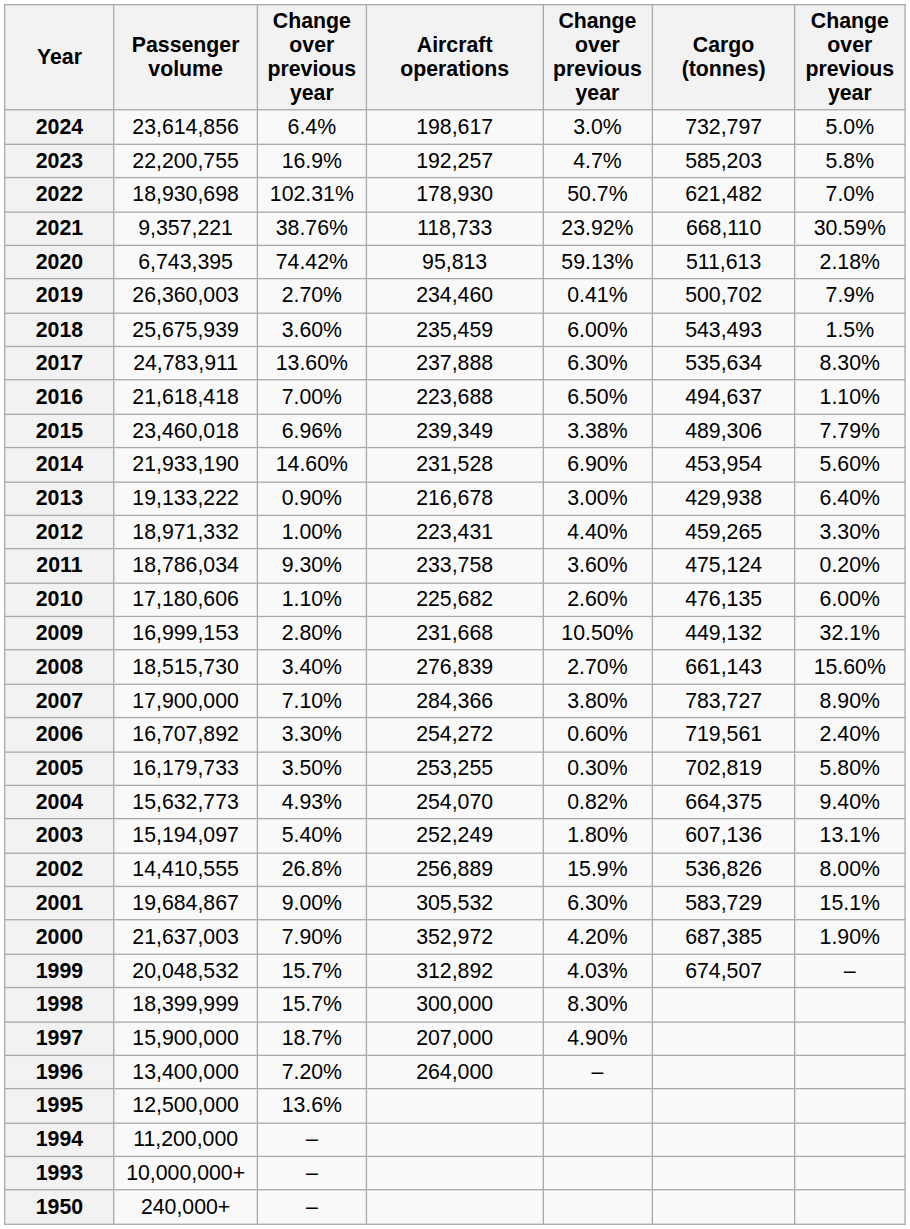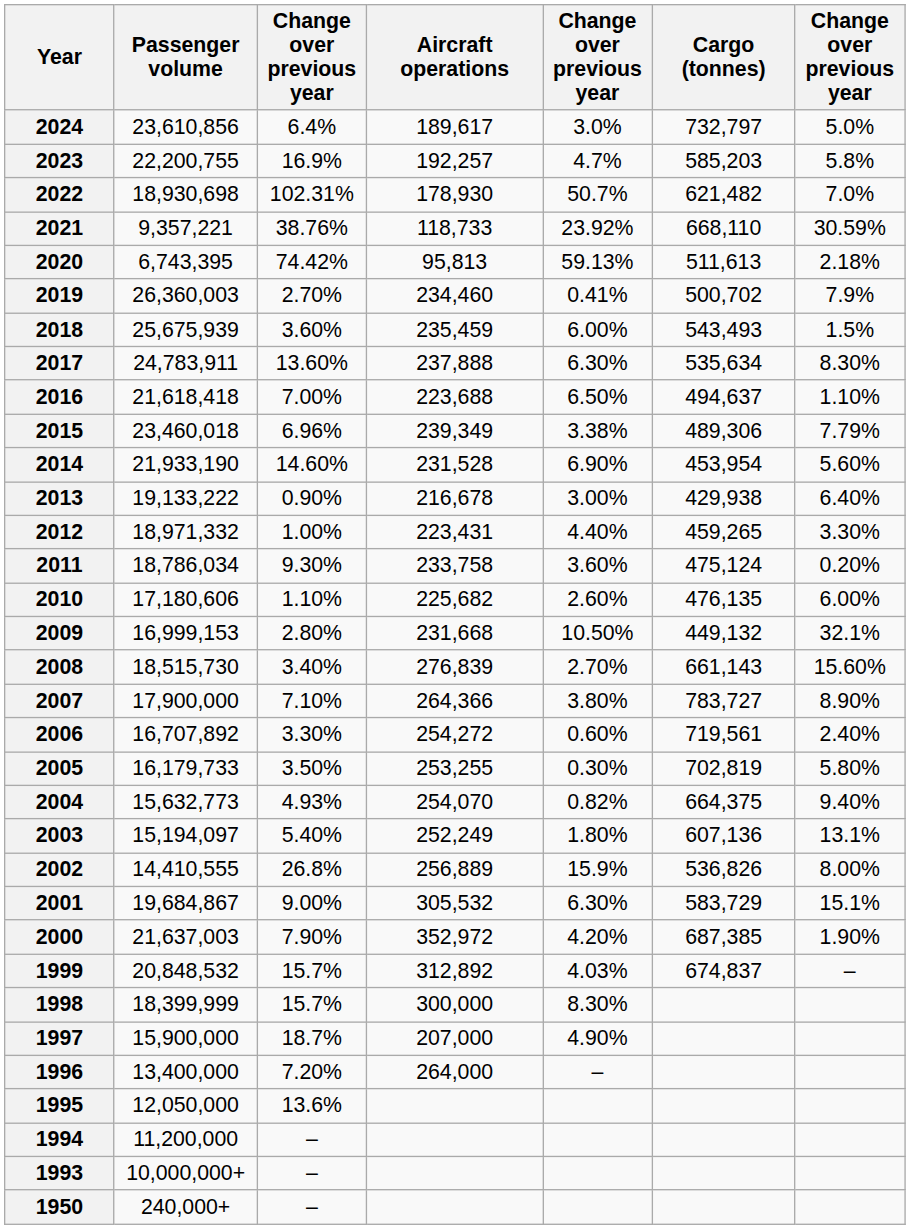(186, 126) 23,614,856 -> (186, 126) 23,610,856
(455, 126) 198,617 -> (455, 126) 189,617
(455, 700) 284,366 -> (455, 700) 264,366
(186, 970) 20,048,532 -> (186, 970) 20,848,532
(724, 970) 674,507 -> (724, 970) 674,837
(186, 1105) 12,500,000 -> (186, 1105) 12,050,000
